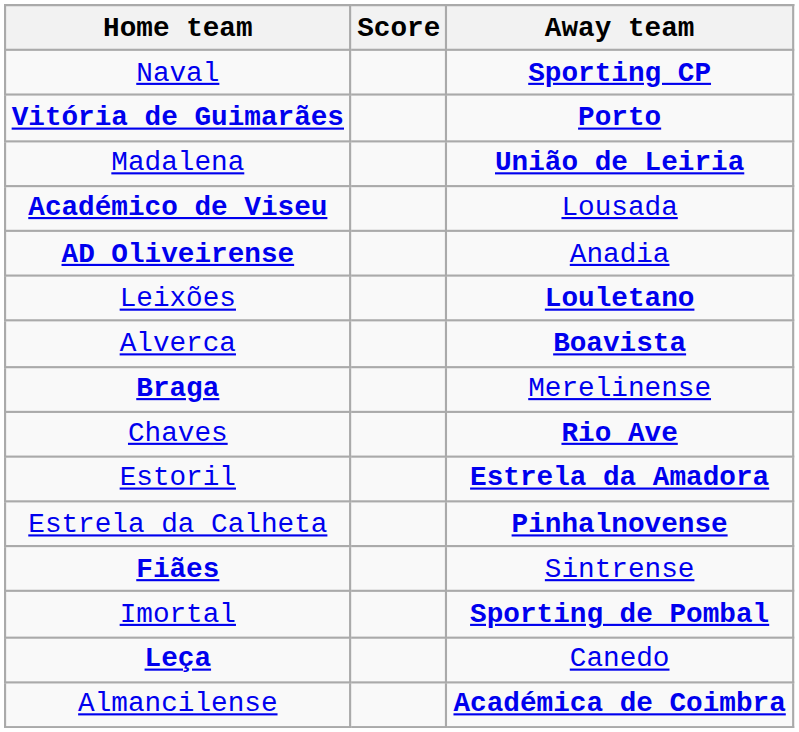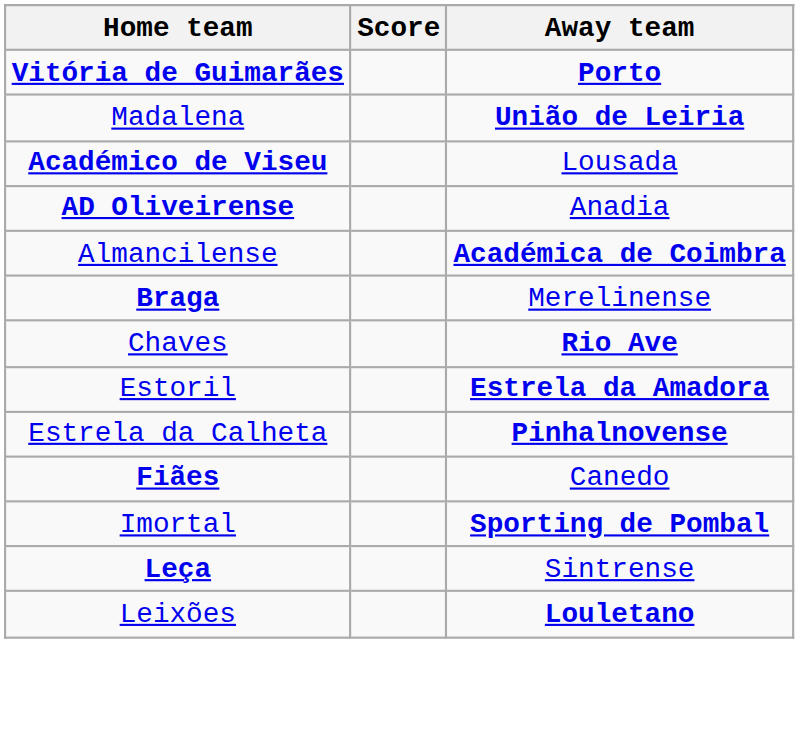- row: (178, 73)
rows swapped: (178, 705) <-> (178, 298)
- row: (178, 344)
(620, 569) Sintrense -> (620, 479) Canedo
(620, 659) Canedo -> (620, 569) Sintrense
